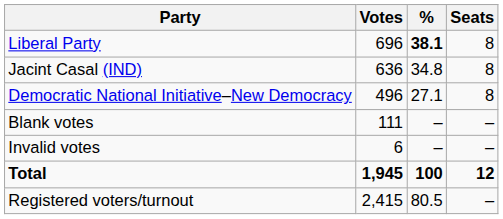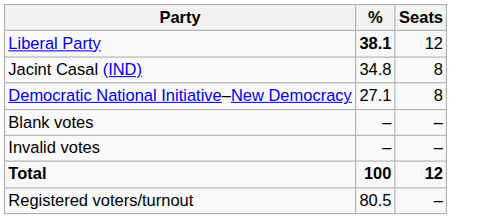- column: (381, 17)
(490, 43) 8 -> (434, 43) 12
